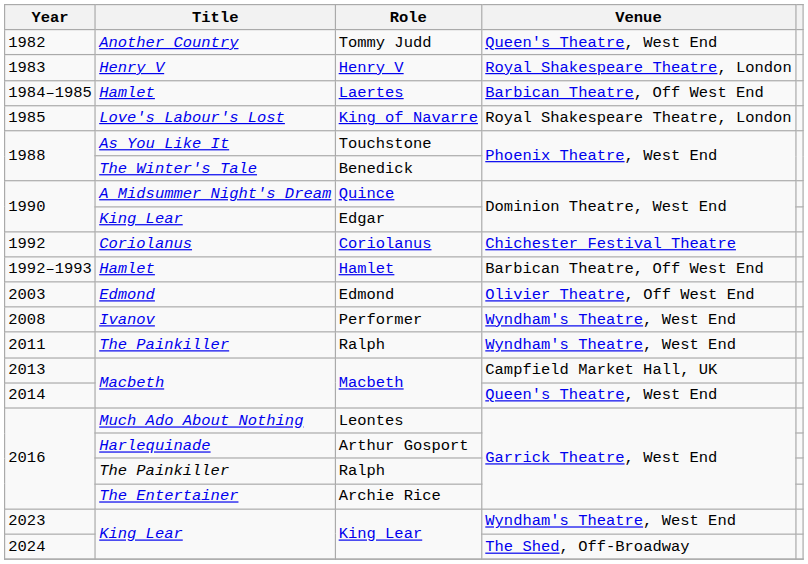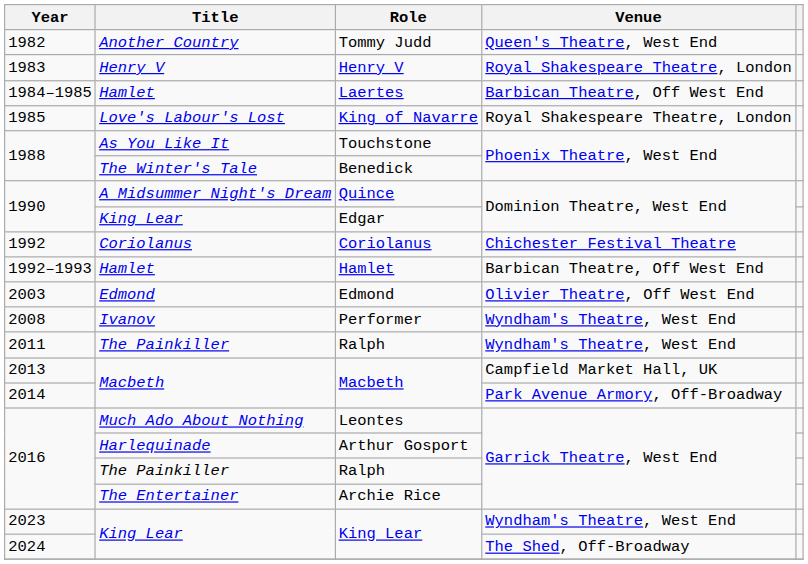(601, 395) Queen's Theatre, West End -> (634, 395) Park Avenue Armory, Off-Broadway
